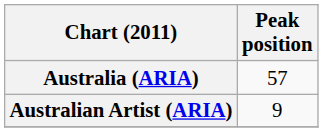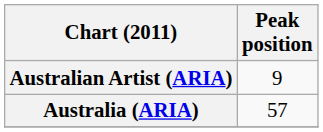rows swapped: (121, 77) <-> (121, 110)
